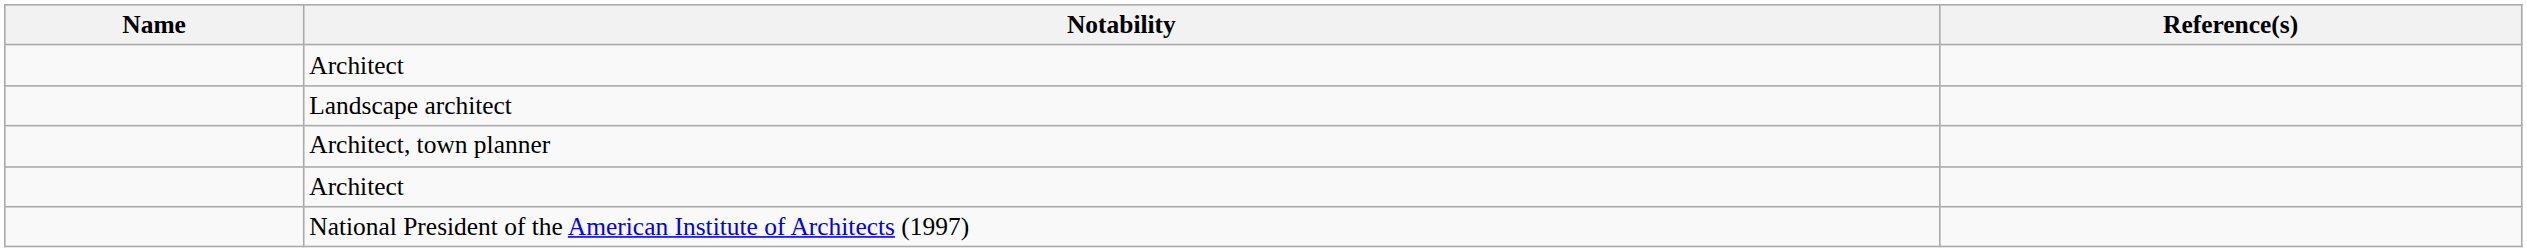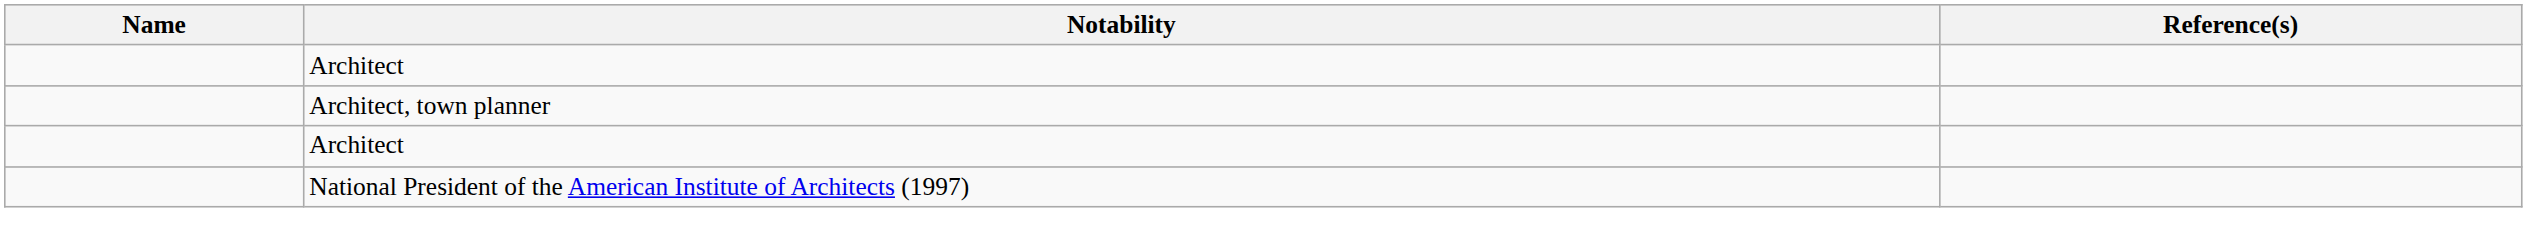- row: (154, 106)
